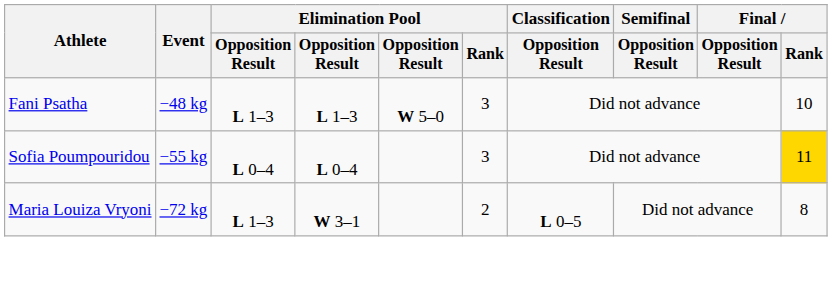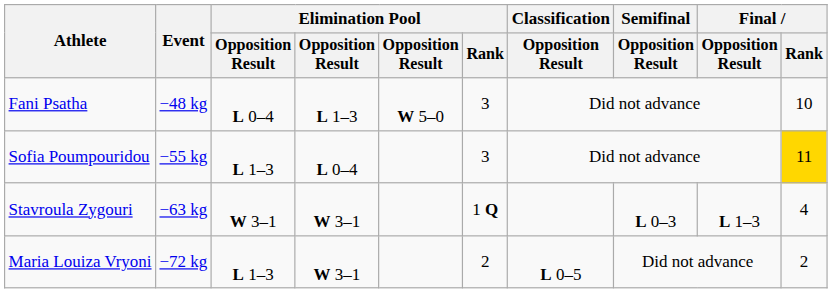(253, 116) L 1–3 -> (253, 116) L 0–4
(253, 169) L 0–4 -> (253, 169) L 1–3
+ row: (71, 209)
(804, 209) 8 -> (804, 262) 2
